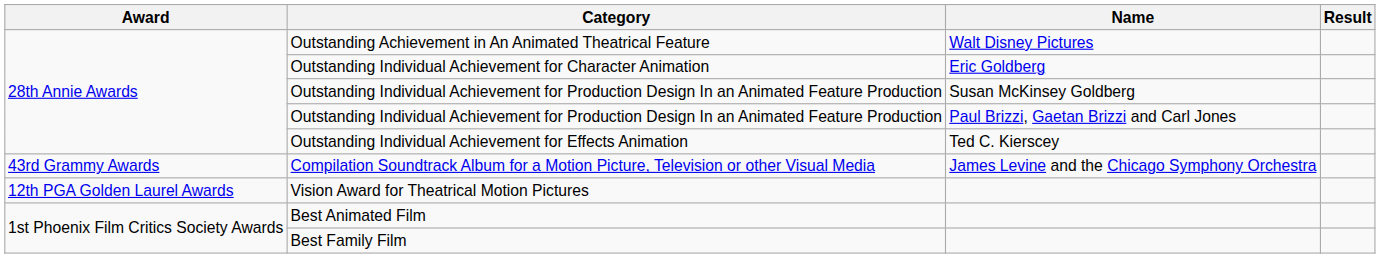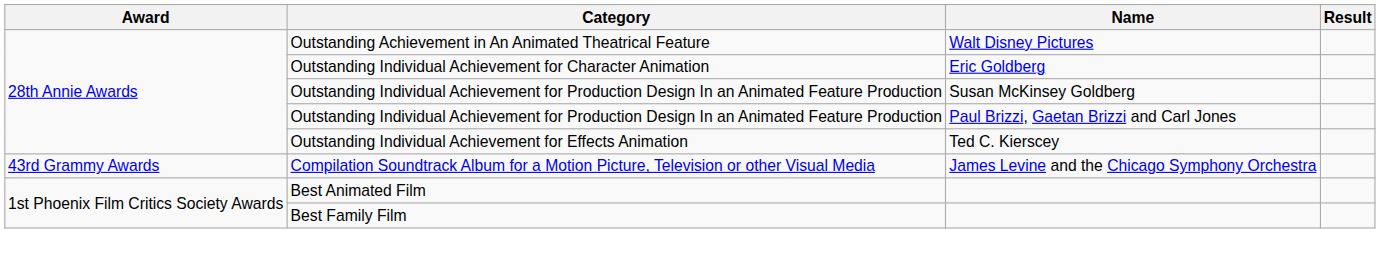- row: (440, 191)
